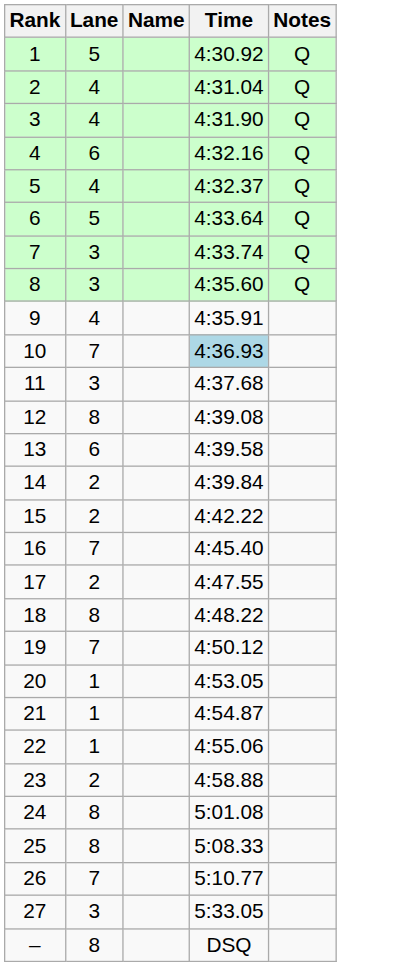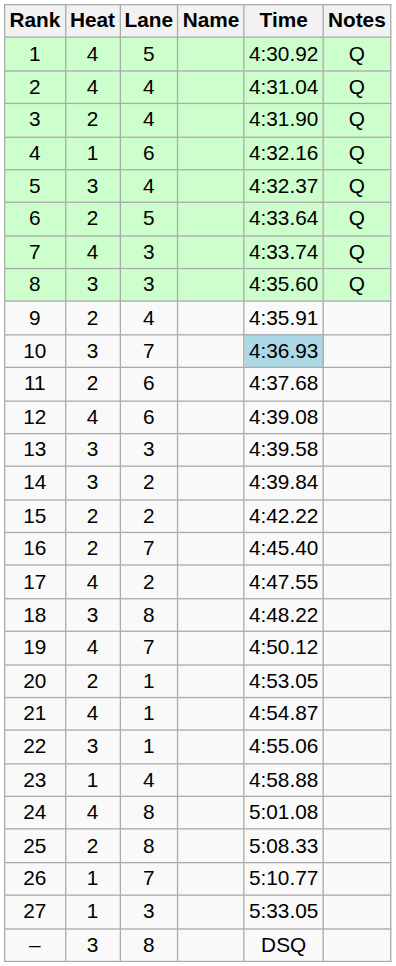+ column: (92, 20)
(94, 383) 3 -> (149, 383) 6
(94, 416) 8 -> (149, 416) 6
(94, 449) 6 -> (149, 449) 3
(94, 779) 2 -> (149, 779) 4
